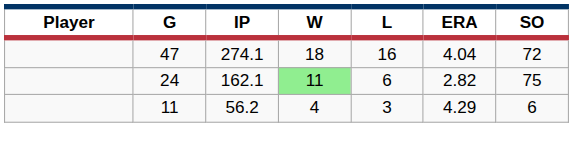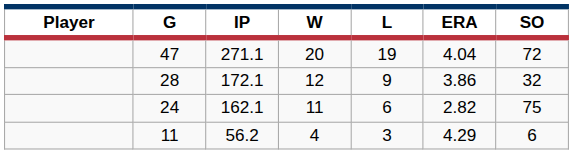(242, 53) 274.1 -> (242, 53) 271.1
(315, 53) 18 -> (315, 53) 20
(387, 53) 16 -> (387, 53) 19
+ row: (170, 80)
(315, 80) lightgreen background -> (315, 108) no background
